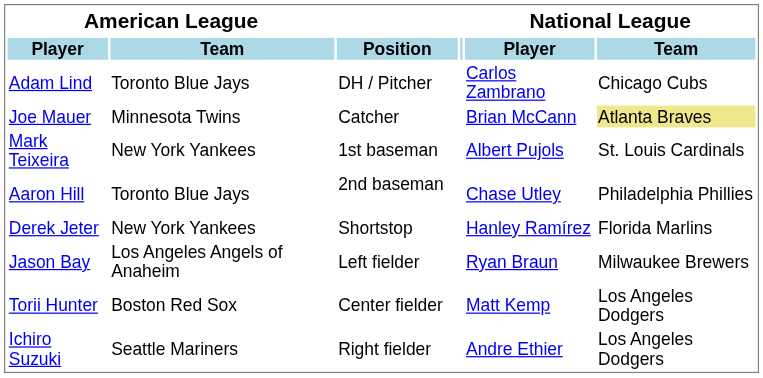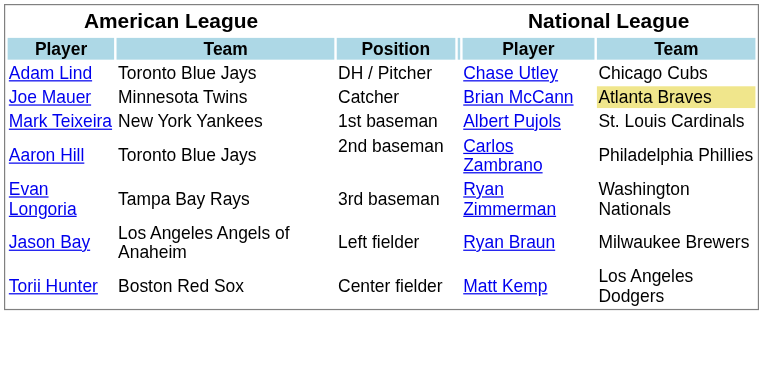(506, 83) Carlos Zambrano -> (511, 73) Chase Utley
(513, 194) Chase Utley -> (503, 155) Carlos Zambrano
+ row: (43, 199)
- row: (54, 228)
- row: (35, 349)
